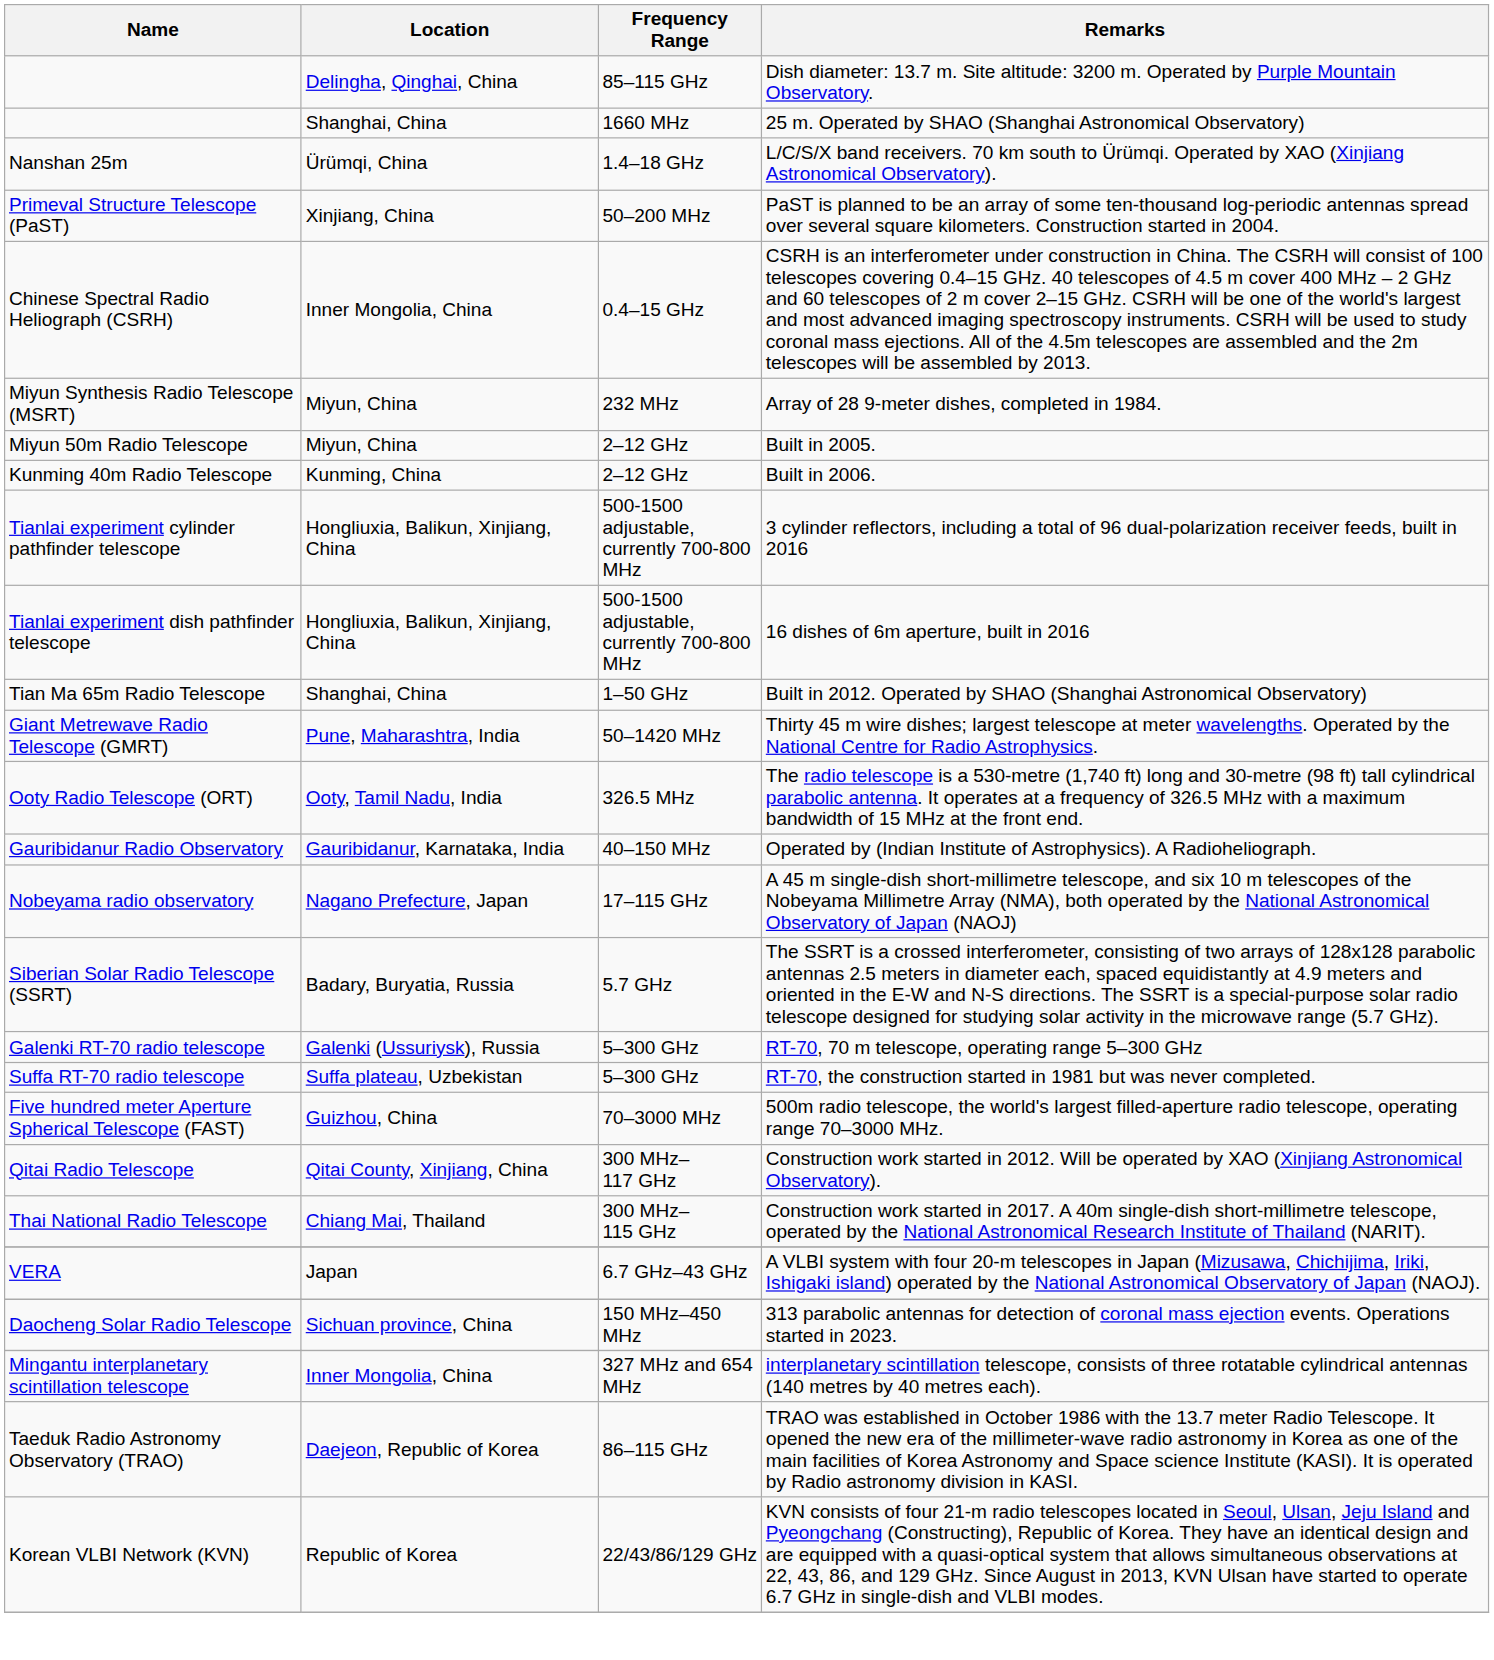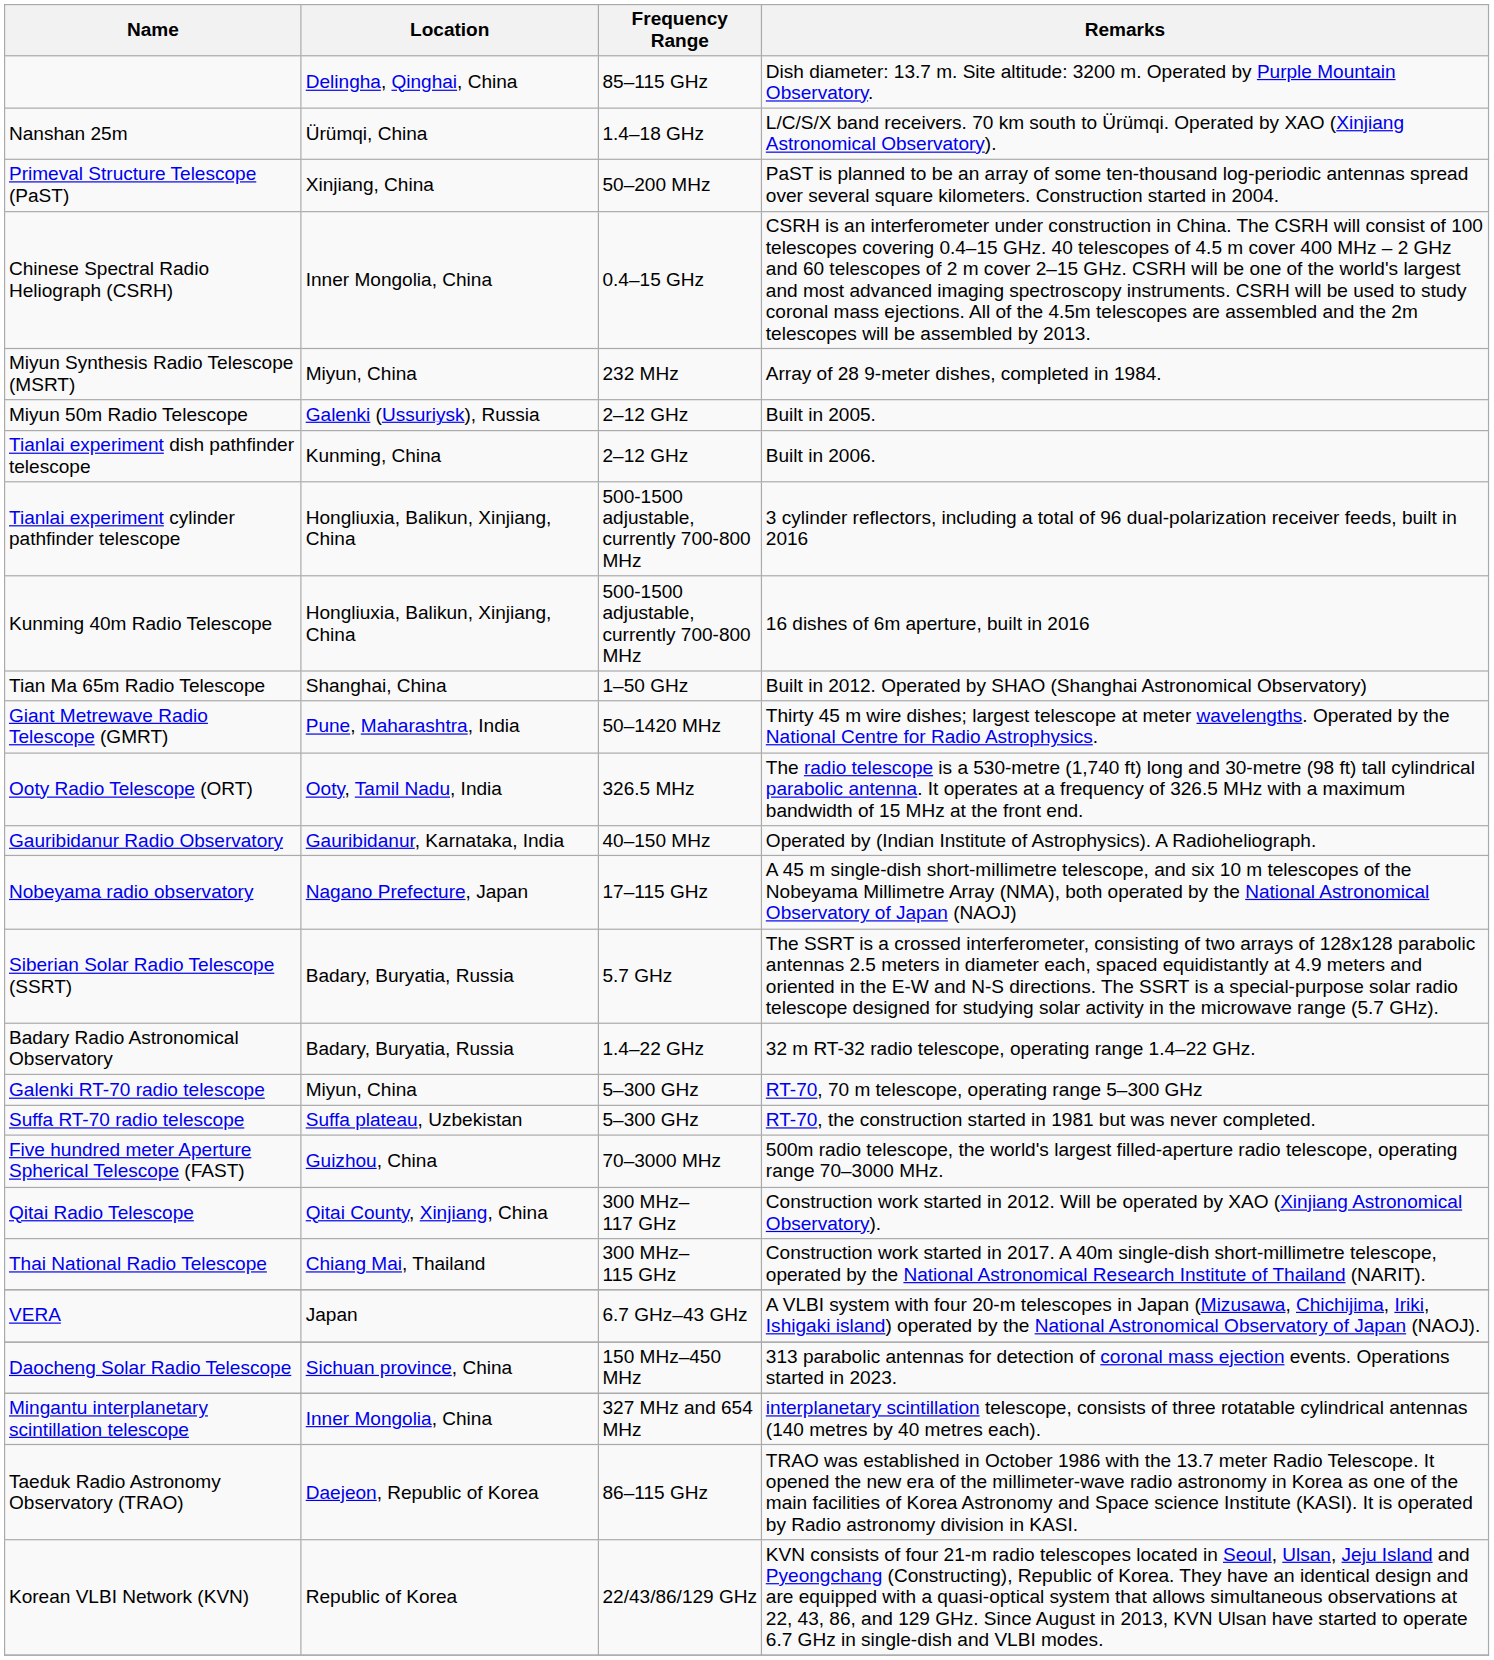- row: (1035, 122)
(361, 445) Miyun, China -> (423, 414) Galenki (Ussuriysk), Russia
(141, 475) Kunming 40m Radio Telescope -> (152, 455) Tianlai experiment dish pathfinder telescope
(152, 632) Tianlai experiment dish pathfinder telescope -> (141, 623) Kunming 40m Radio Telescope
+ row: (1011, 1048)
(423, 1047) Galenki (Ussuriysk), Russia -> (361, 1089) Miyun, China
